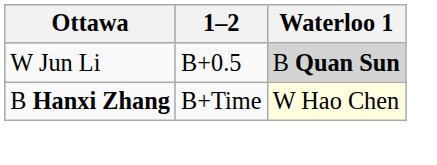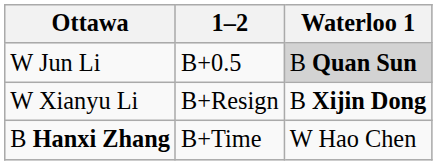+ row: (74, 100)
(336, 100) lightyellow background -> (353, 139) no background
